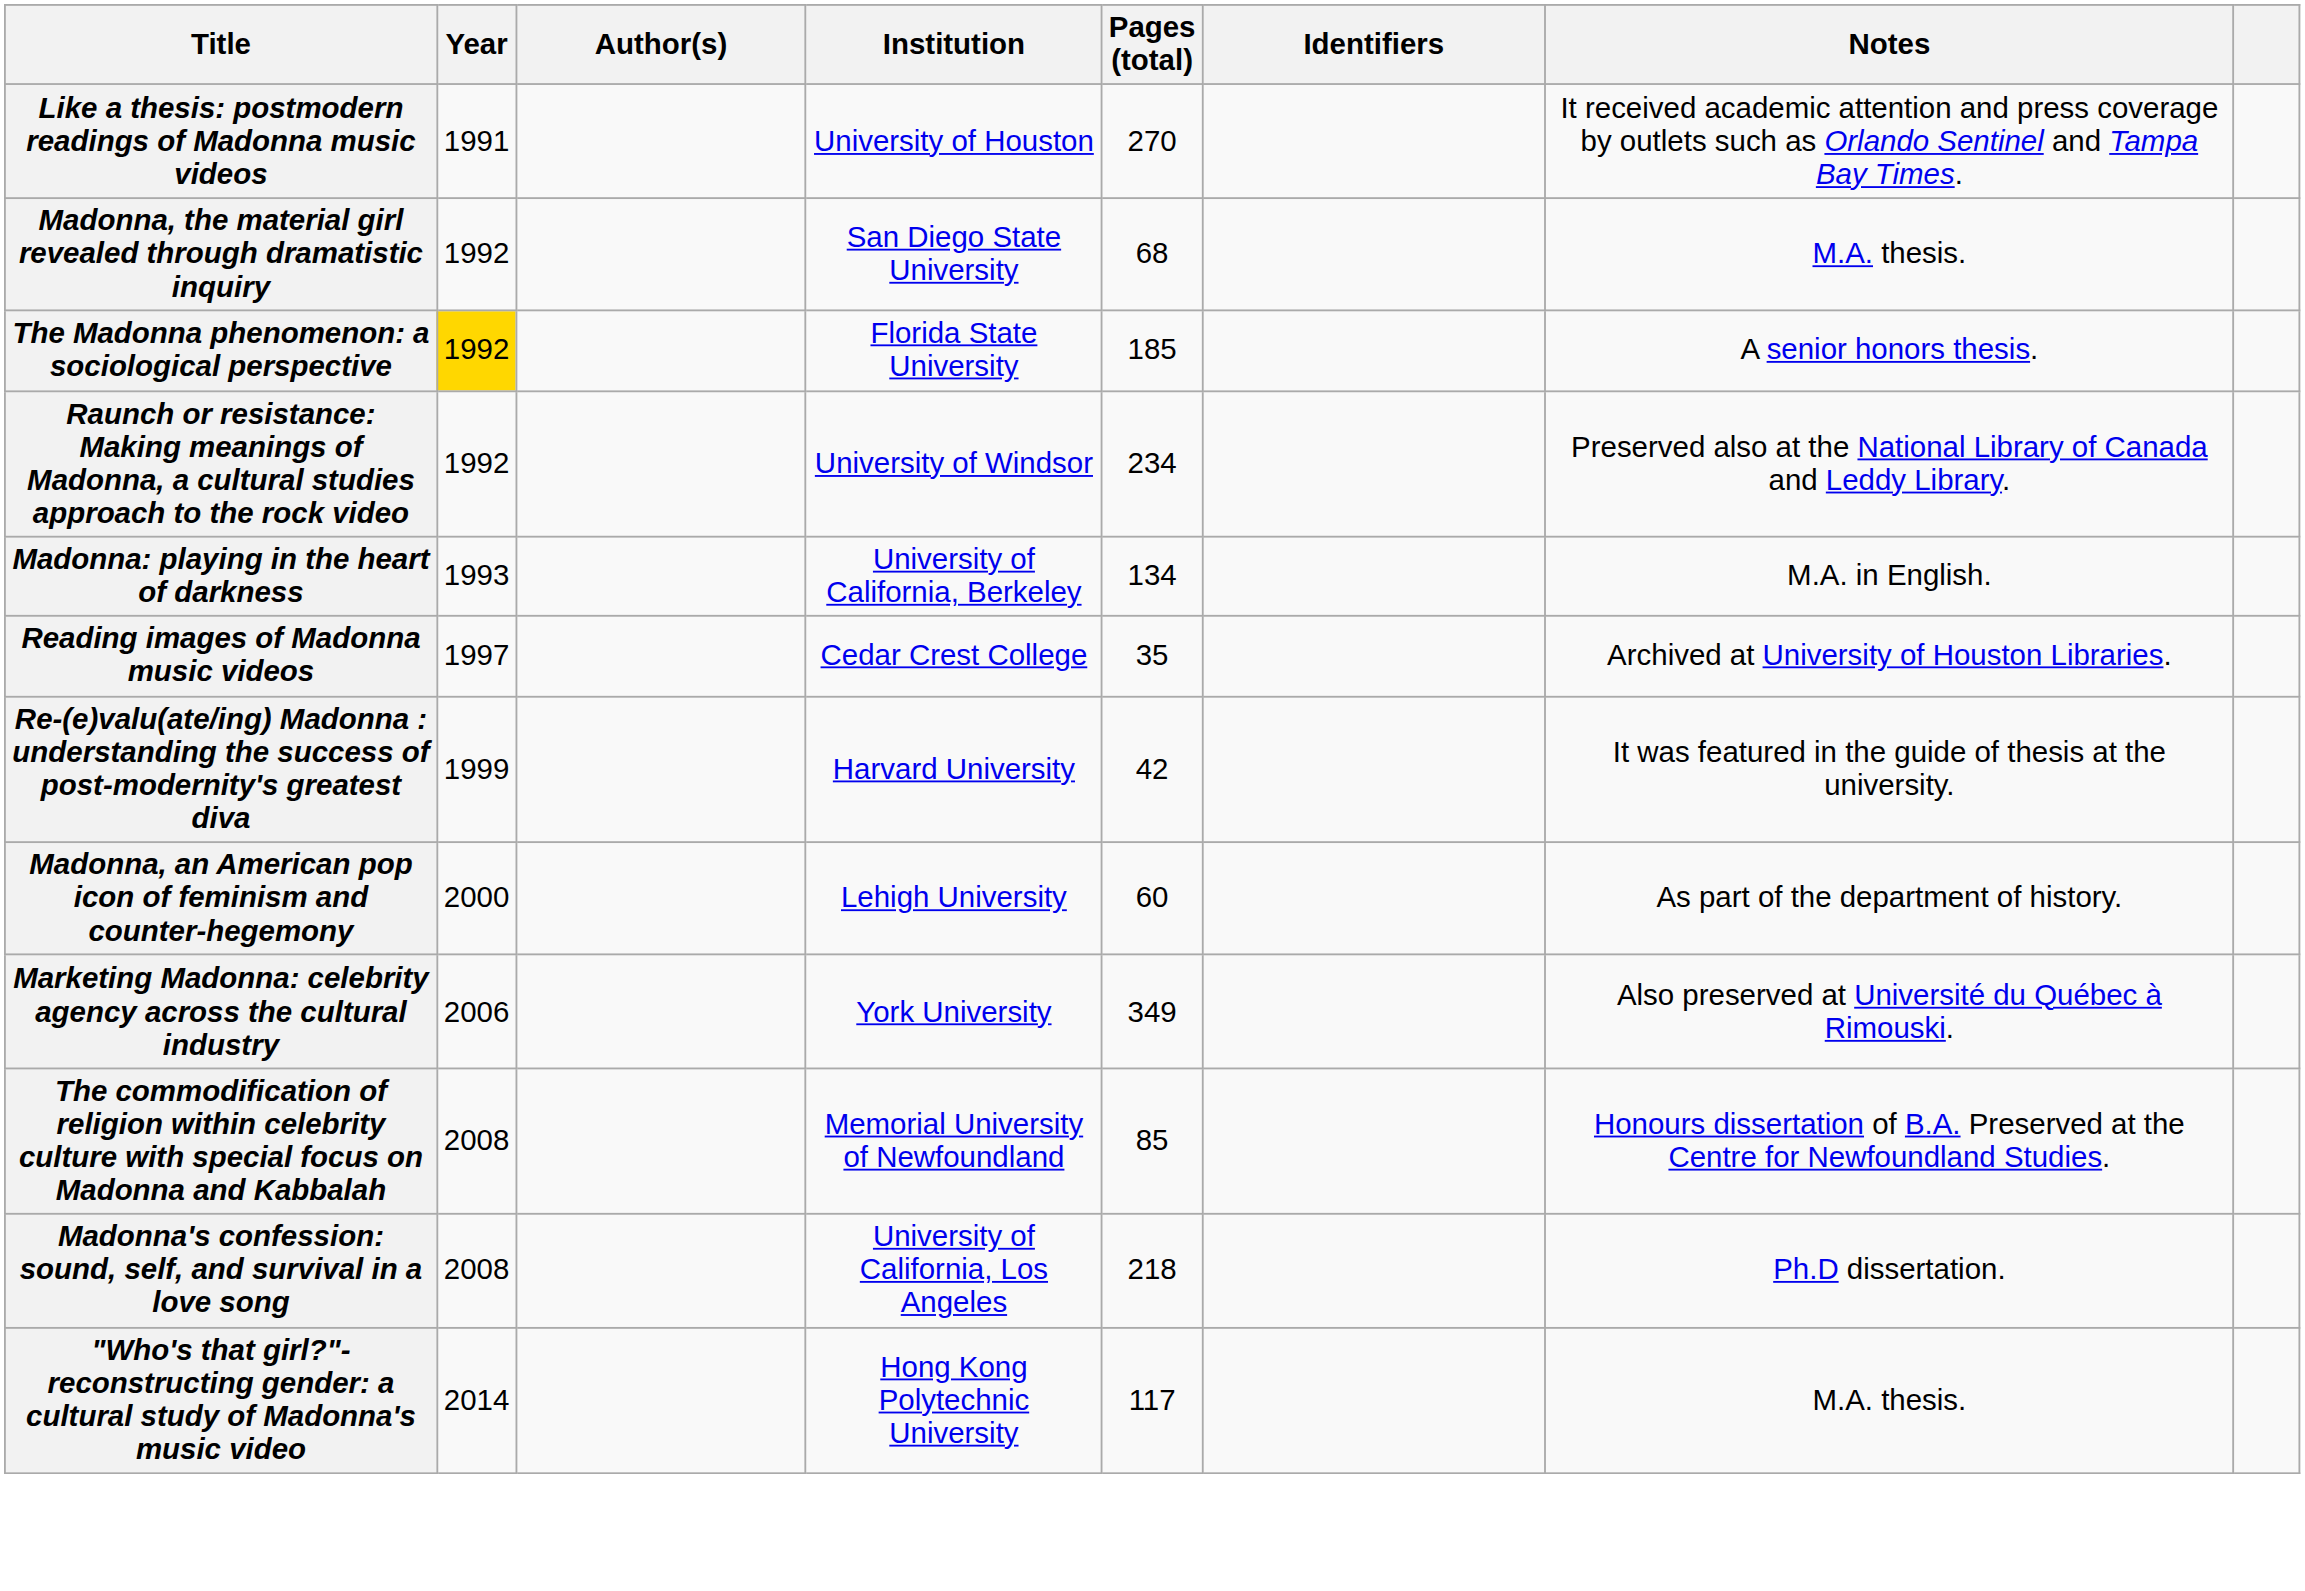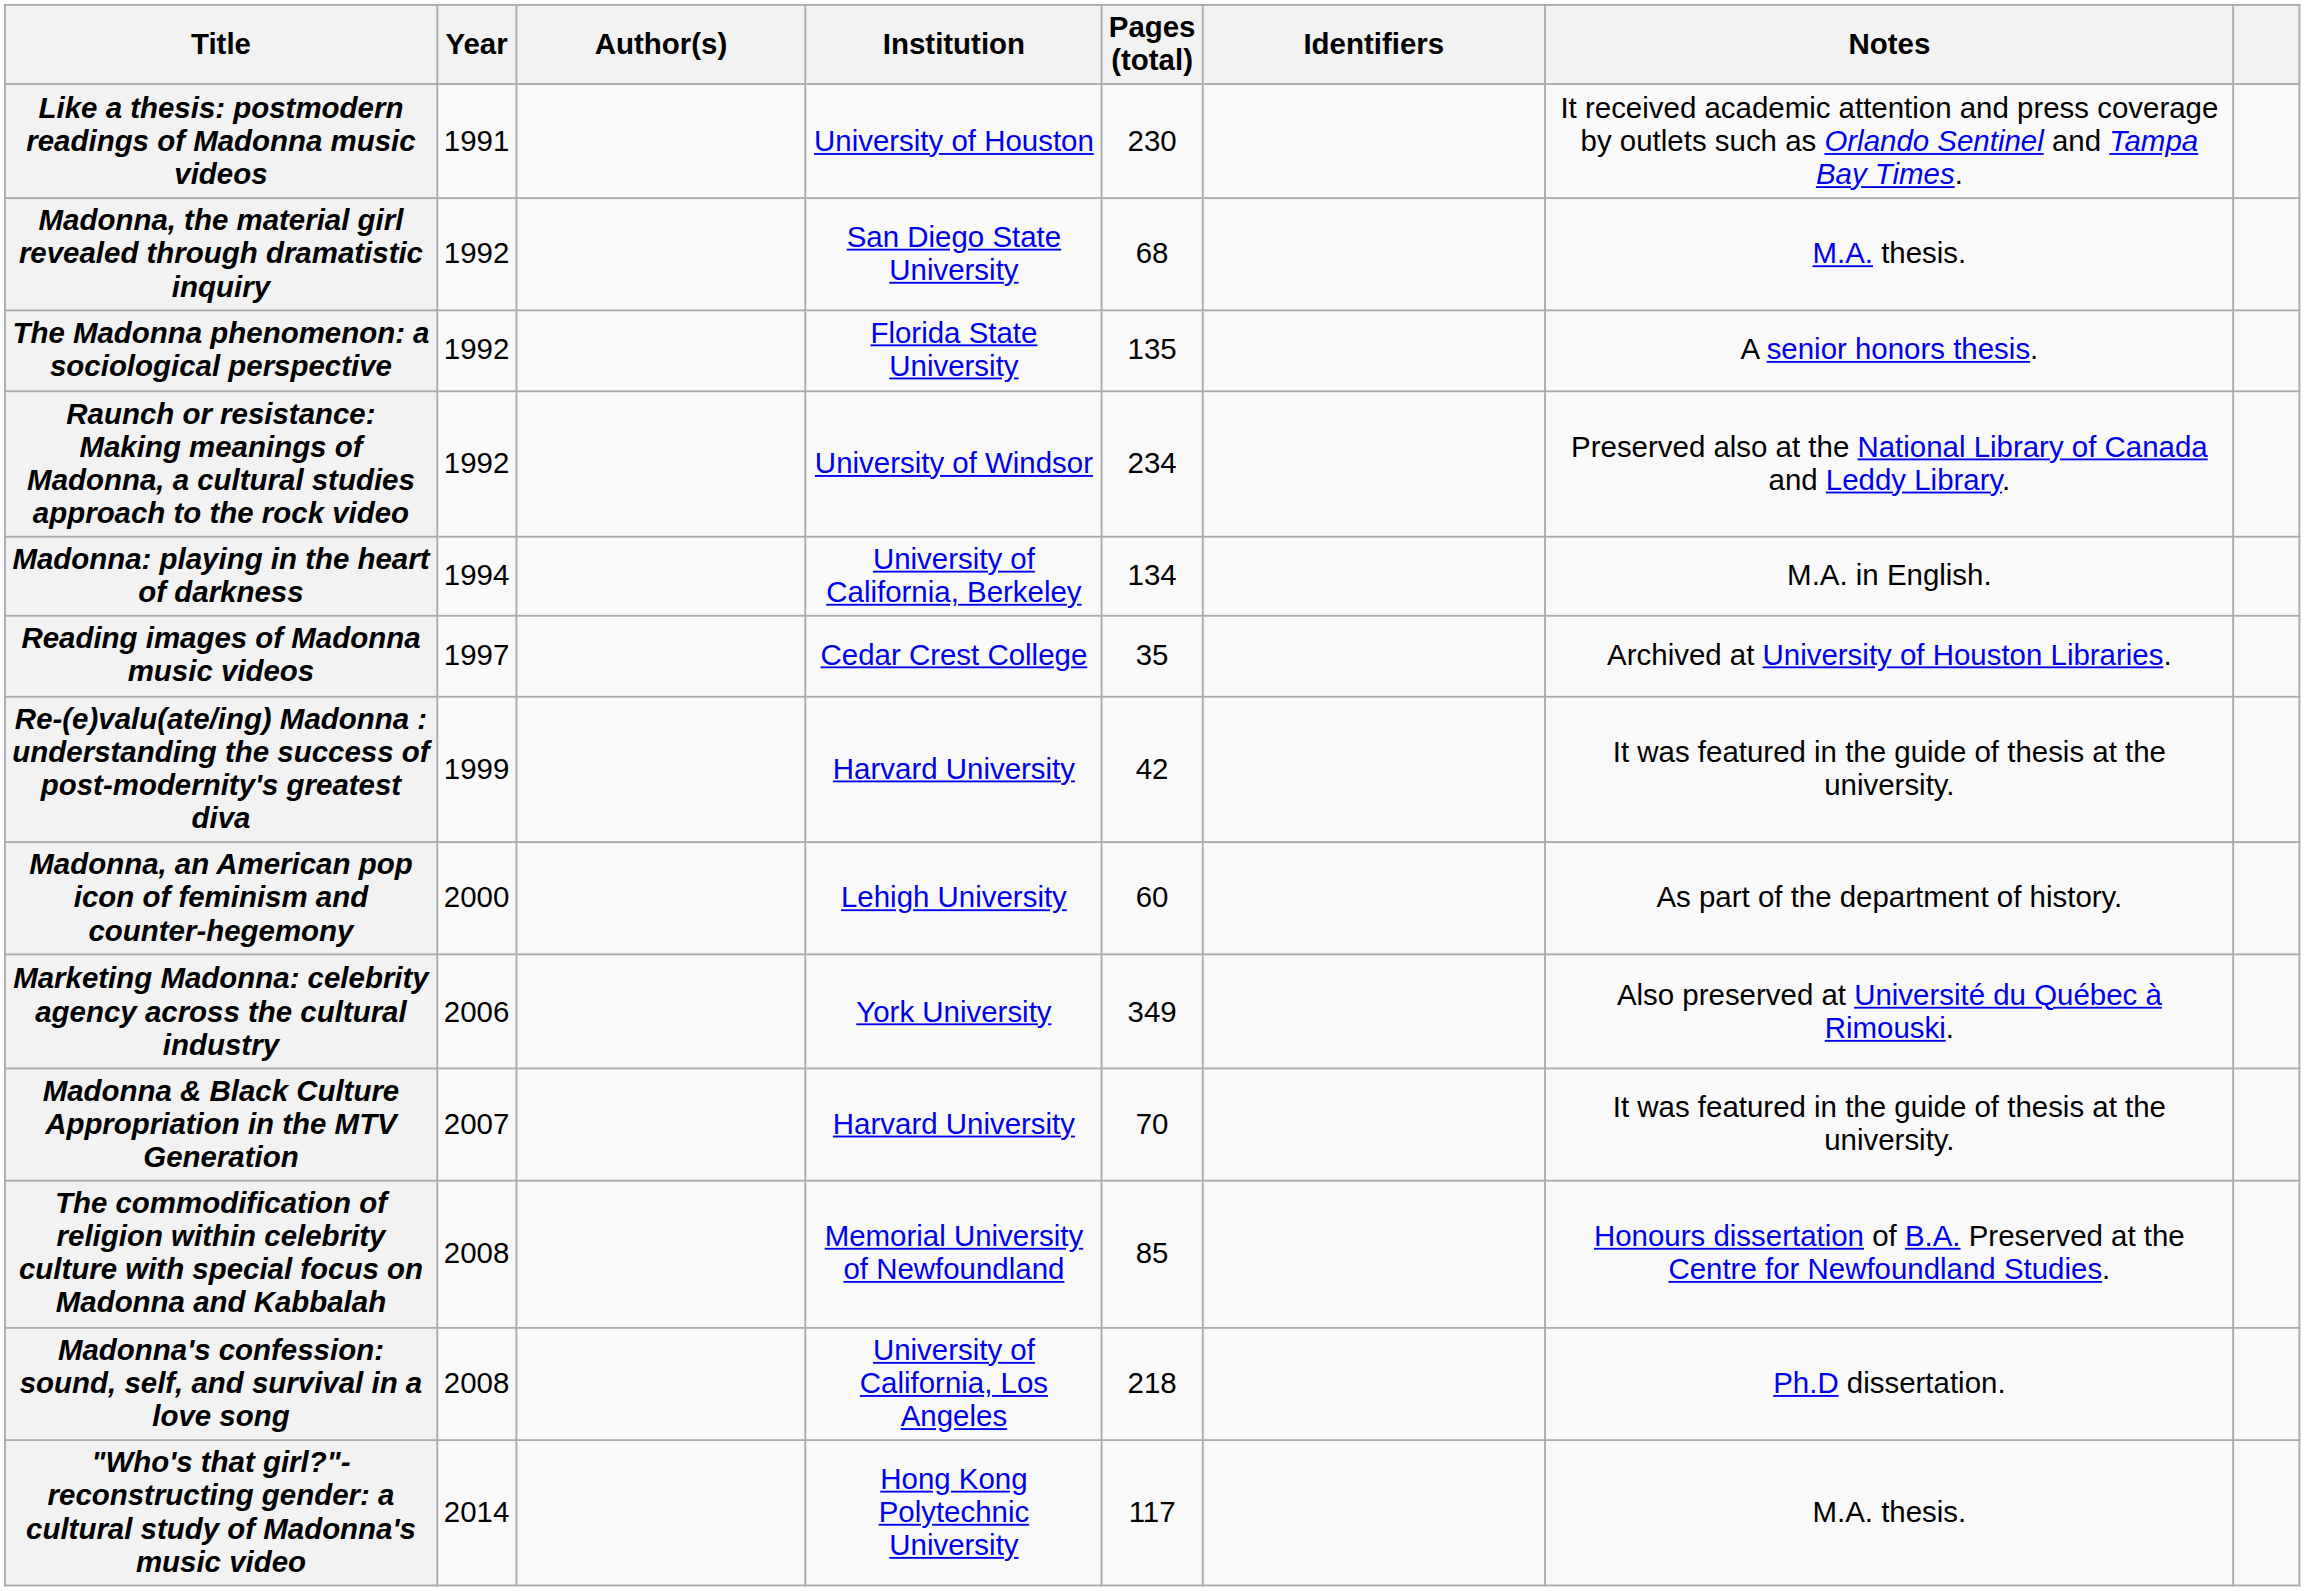(1152, 140) 270 -> (1152, 140) 230
(477, 350) gold background -> (477, 350) no background
(1152, 350) 185 -> (1152, 350) 135
(477, 575) 1993 -> (477, 575) 1994
+ row: (221, 1124)
